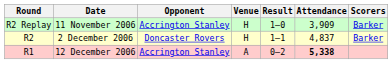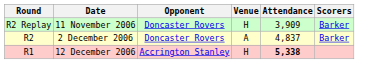- column: (278, 11)
(185, 25) Accrington Stanley -> (185, 25) Doncaster Rovers
(246, 38) H -> (246, 38) A
(246, 52) A -> (246, 52) H
